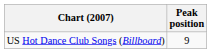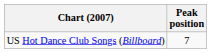(187, 40) 9 -> (187, 40) 7
